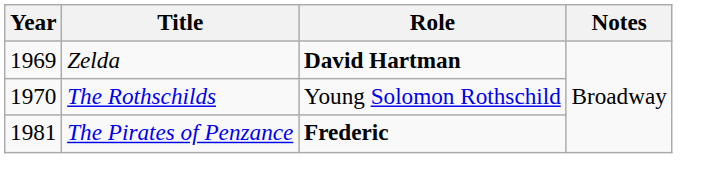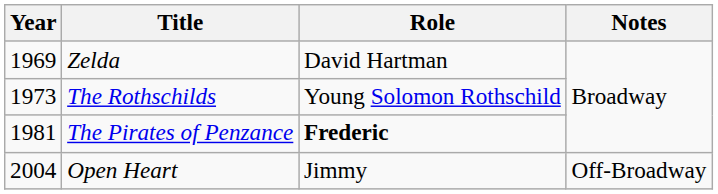(382, 59) bold -> (376, 59) normal
(33, 96) 1970 -> (33, 96) 1973
+ row: (122, 170)
